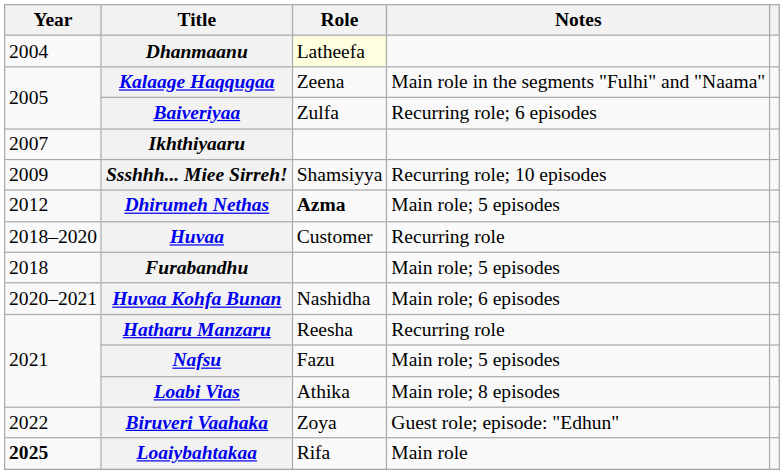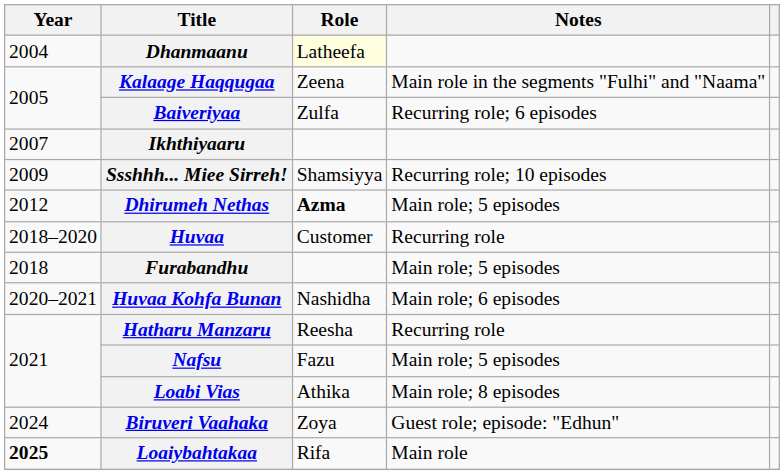(29, 422) 2022 -> (29, 422) 2024
